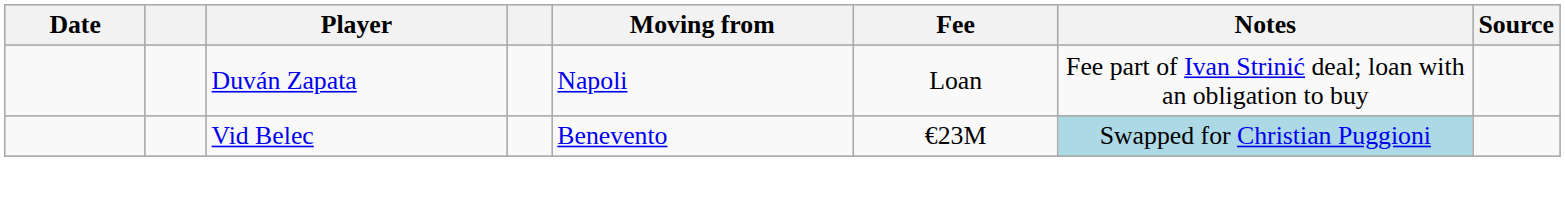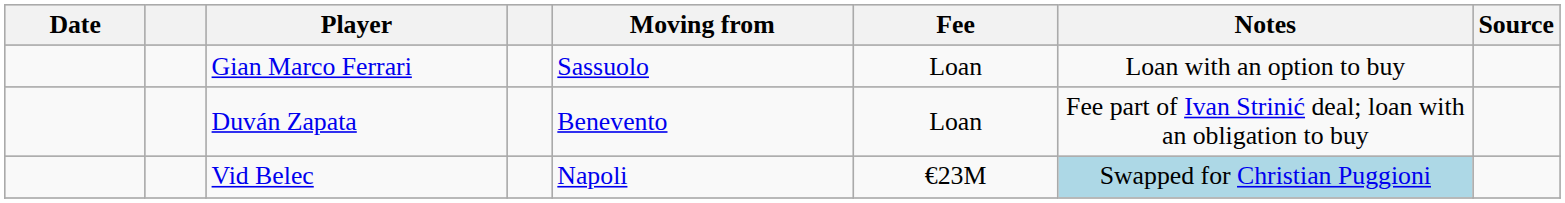+ row: (312, 65)
(592, 80) Napoli -> (612, 121) Benevento
(612, 135) Benevento -> (592, 176) Napoli
